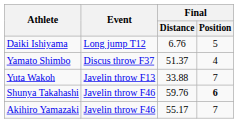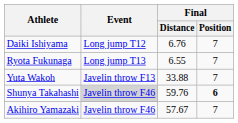(215, 44) 5 -> (215, 44) 7
+ row: (39, 61)
- row: (39, 61)
(119, 94) no background -> (119, 94) lightgrey background
(177, 110) 55.17 -> (177, 110) 57.67
